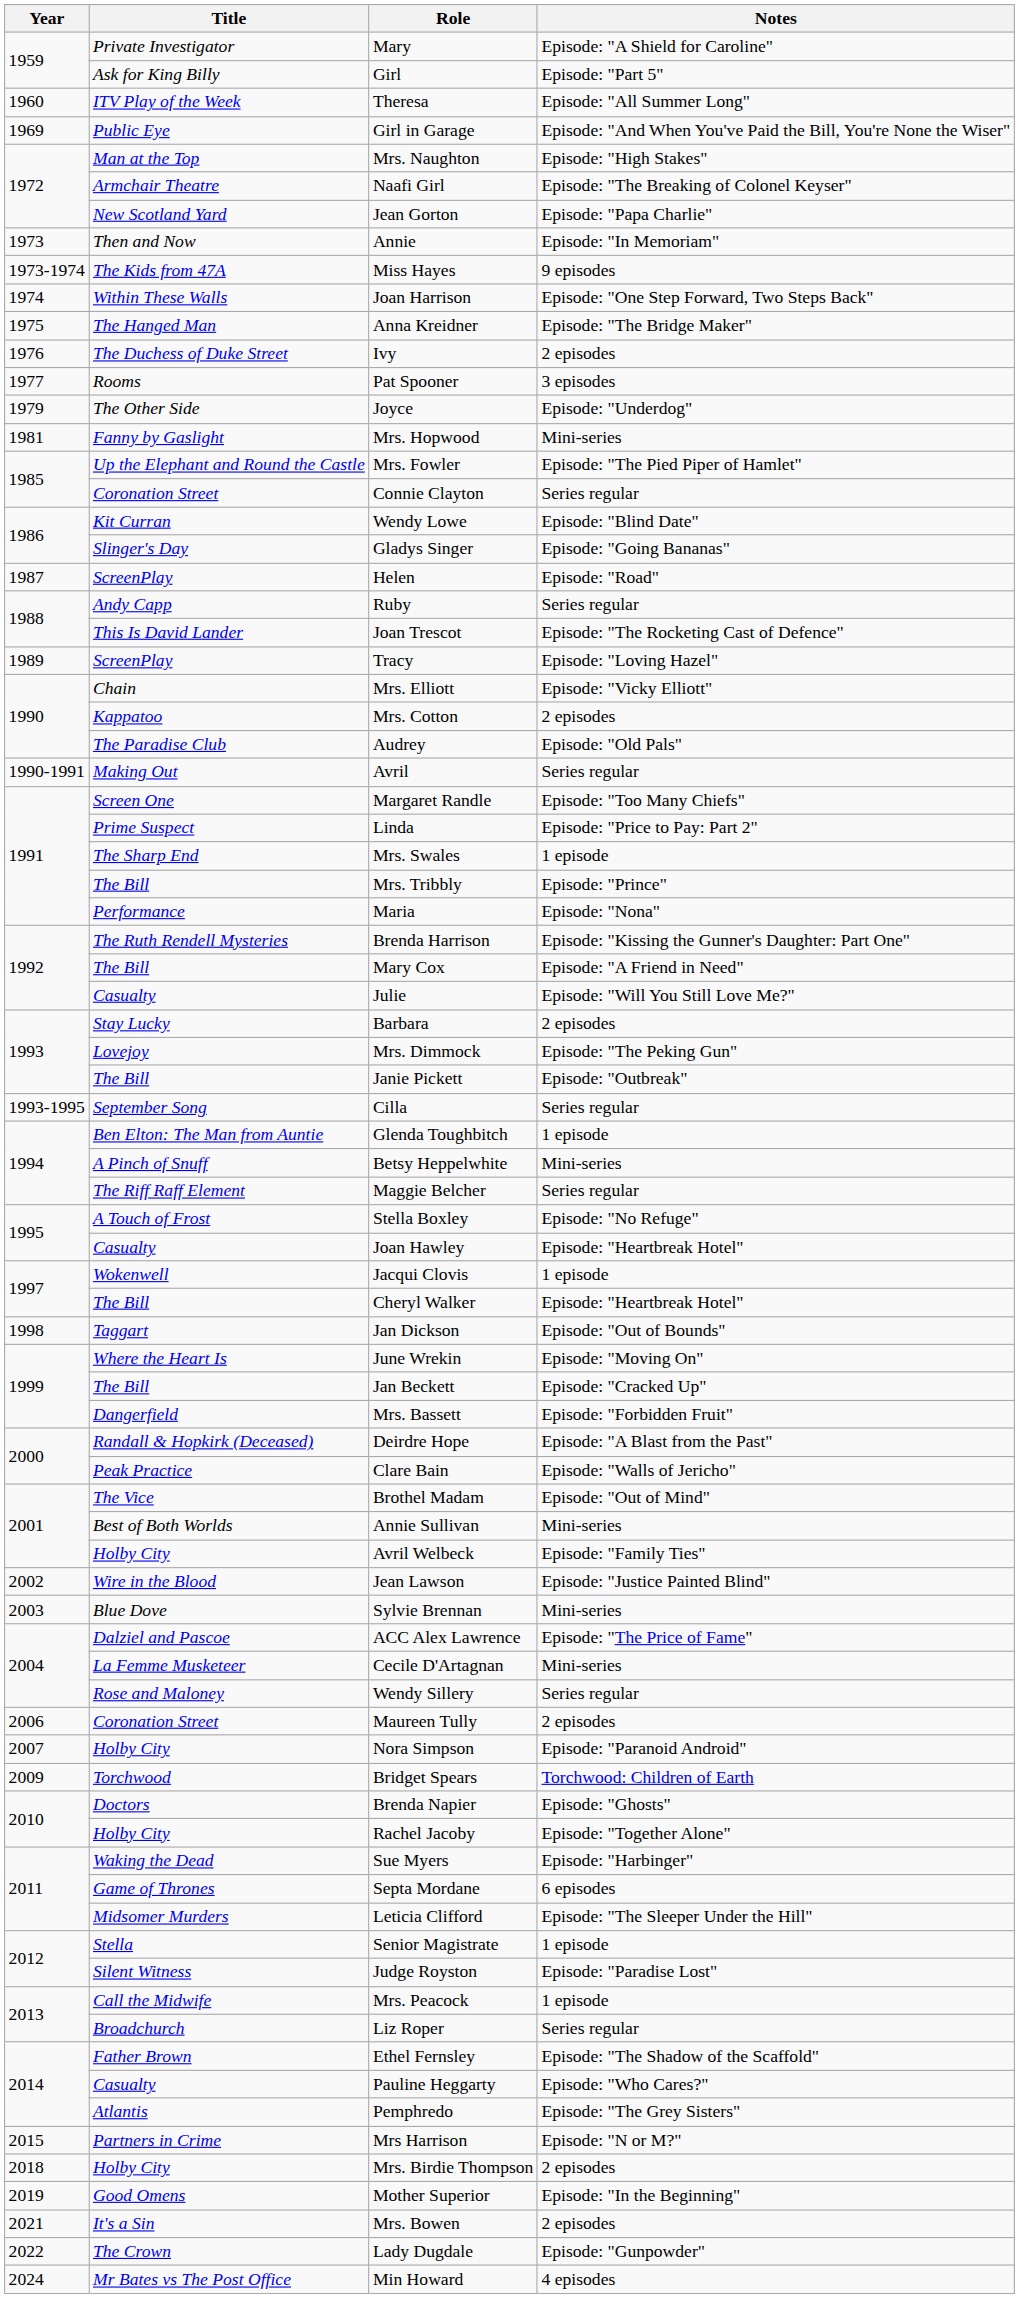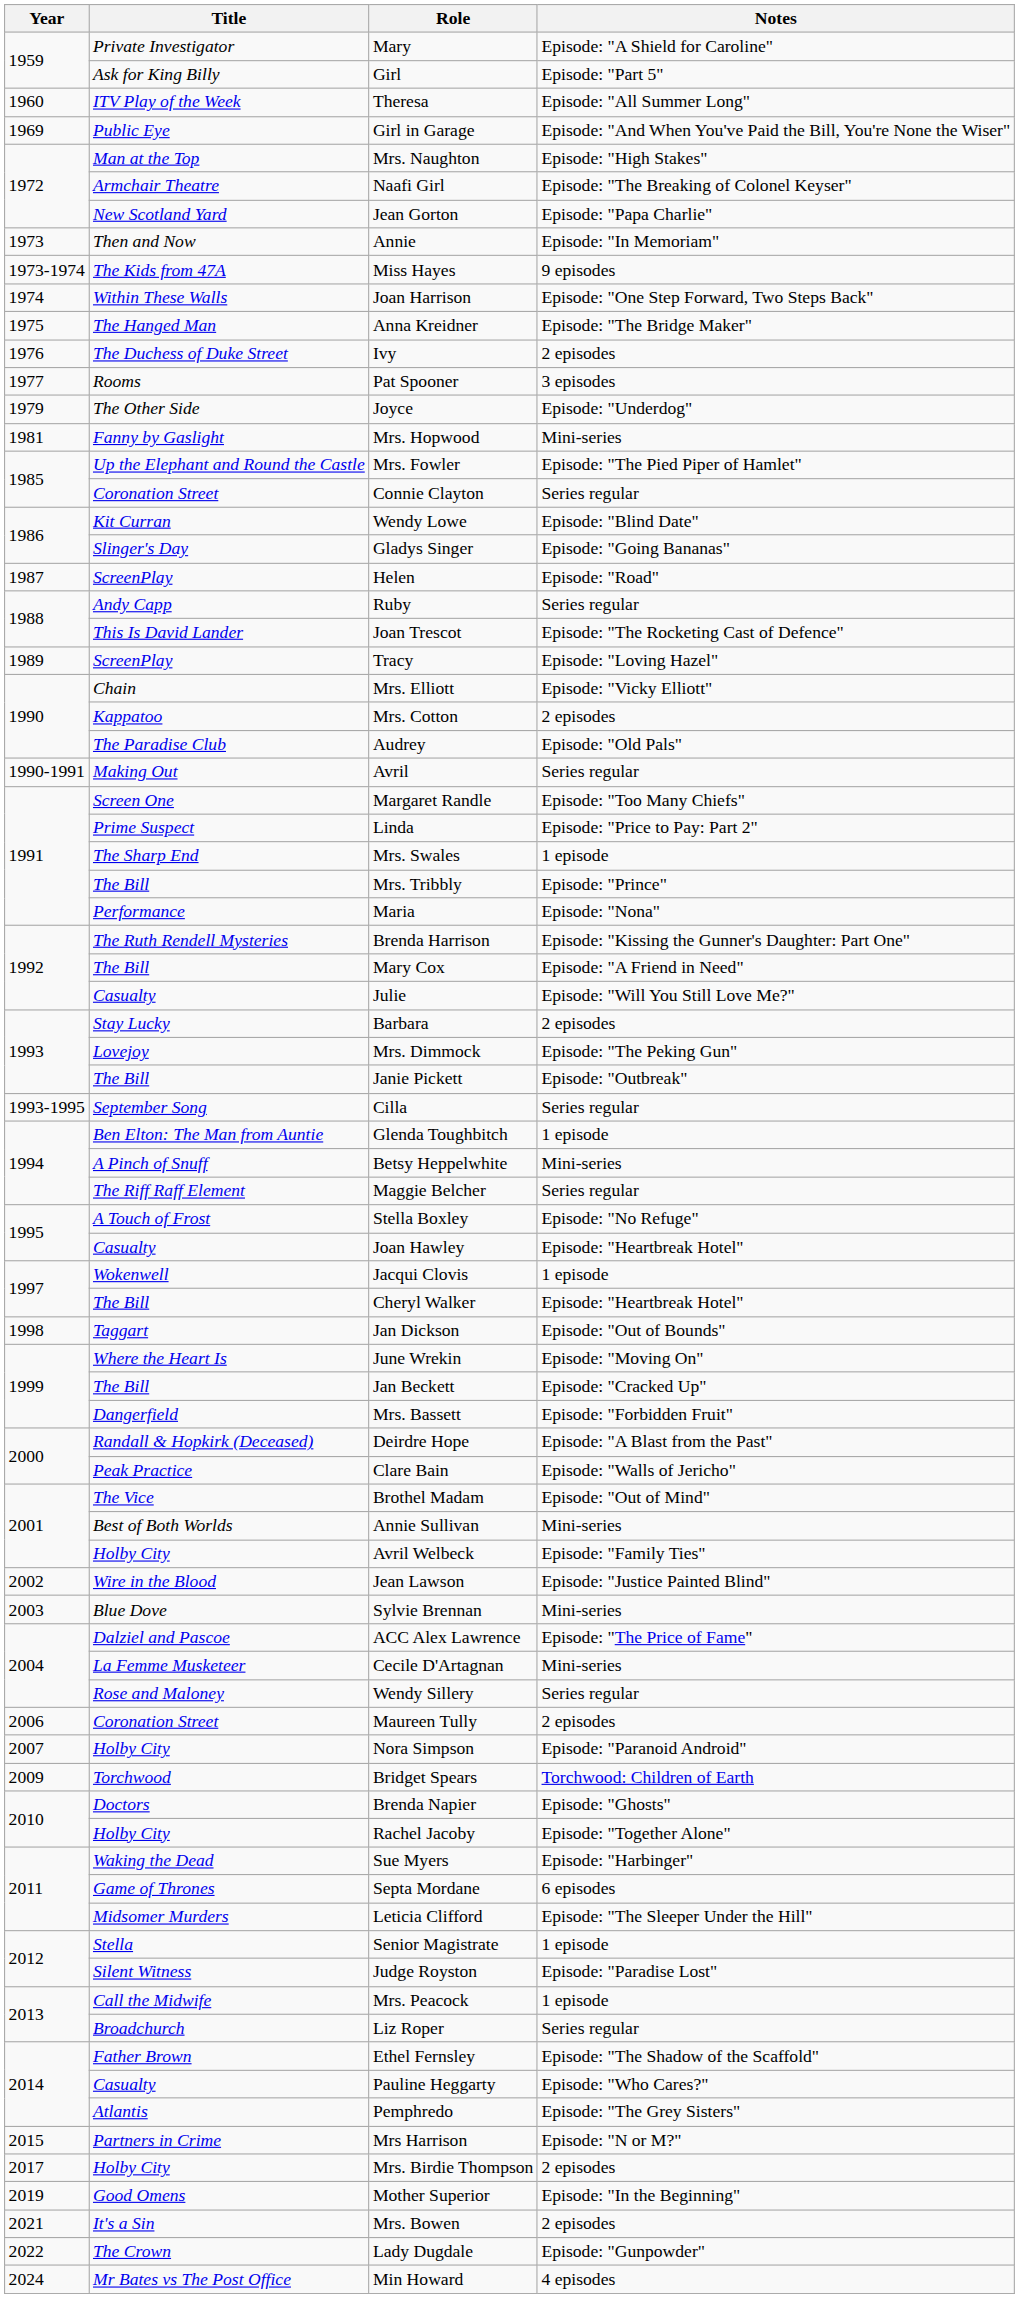(26, 2167) 2018 -> (26, 2167) 2017
